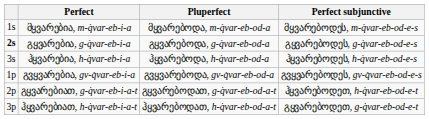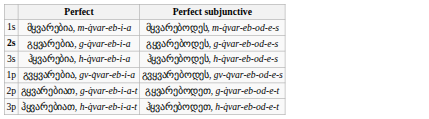- column: (209, 12)
(351, 91) ჰყვარებოდეთ, h-q̇var-eb-od-e-t -> (212, 91) გყვარებოდეთ, g-q̇var-eb-od-e-t
(351, 107) გყვარებოდეთ, g-q̇var-eb-od-e-t -> (212, 107) ჰყვარებოდეთ, h-q̇var-eb-od-e-t
